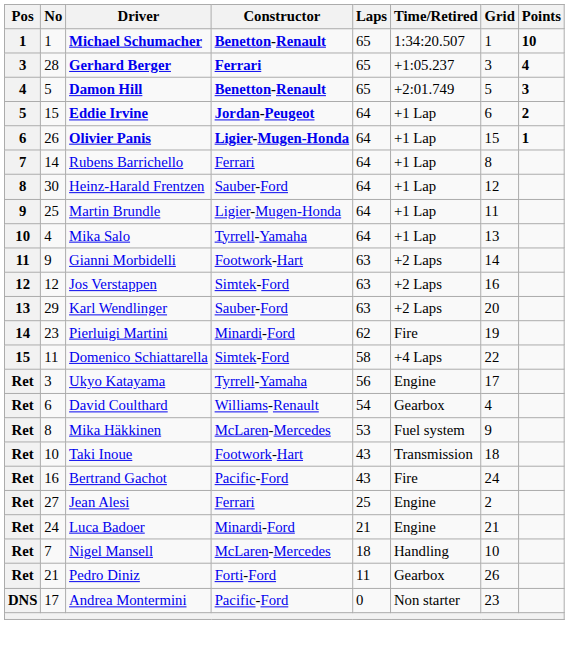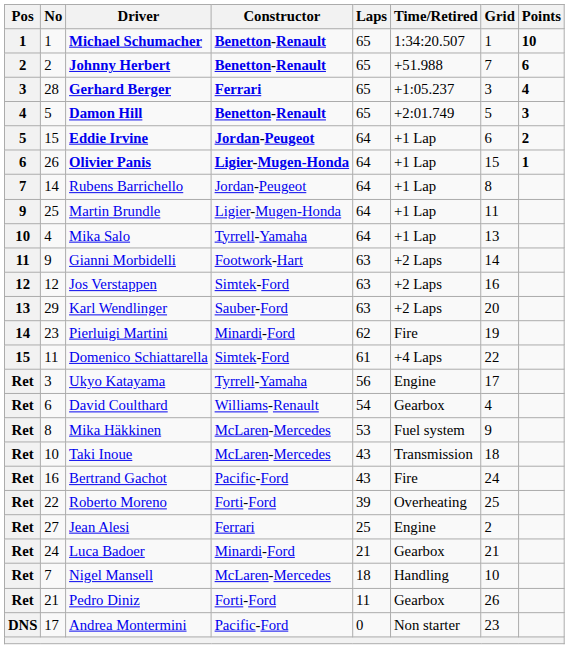+ row: (120, 65)
(235, 162) Ferrari -> (260, 187) Jordan-Peugeot
- row: (137, 187)
(363, 357) 58 -> (363, 357) 61
(259, 454) Footwork-Hart -> (273, 454) McLaren-Mercedes
+ row: (118, 503)
(415, 527) Engine -> (419, 551) Gearbox
